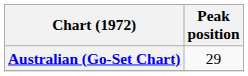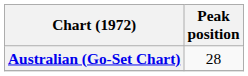(214, 58) 29 -> (214, 58) 28
